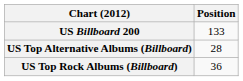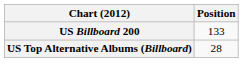- row: (99, 66)
